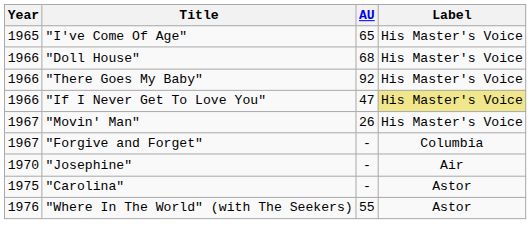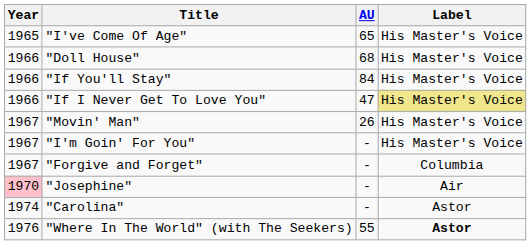- row: (124, 79)
+ row: (108, 79)
+ row: (120, 144)
(23, 165) no background -> (23, 186) pink background
(23, 186) 1975 -> (23, 208) 1974
(452, 208) normal -> (452, 229) bold
